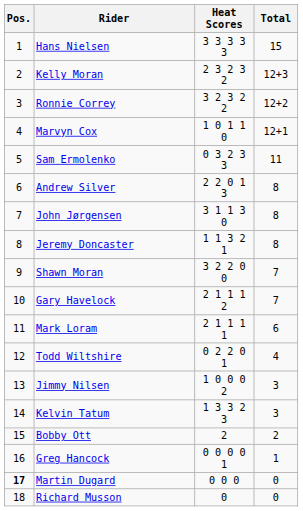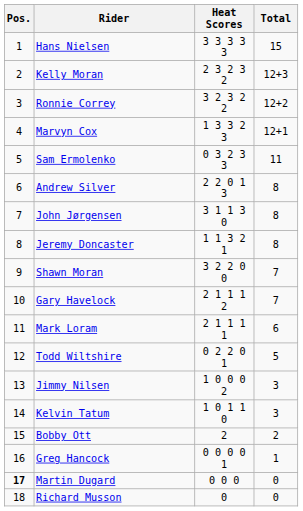(224, 131) 1 0 1 1 0 -> (224, 131) 1 3 3 2 3
(276, 357) 4 -> (276, 357) 5
(224, 414) 1 3 3 2 3 -> (224, 414) 1 0 1 1 0
